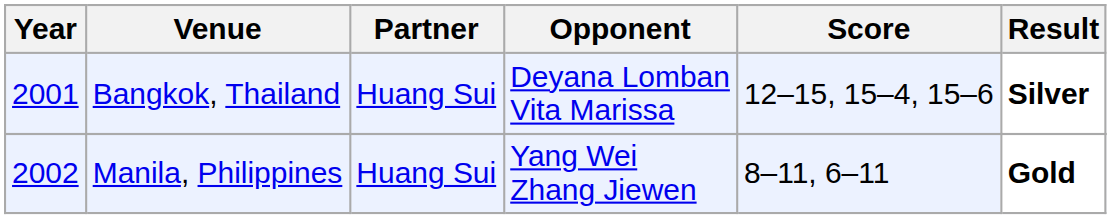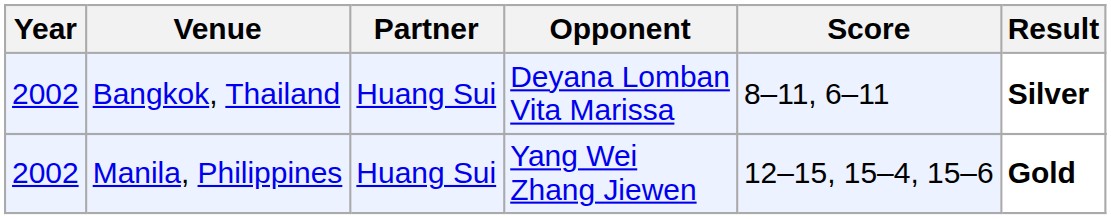(45, 93) 2001 -> (45, 93) 2002
(869, 93) 12–15, 15–4, 15–6 -> (817, 93) 8–11, 6–11
(817, 174) 8–11, 6–11 -> (869, 174) 12–15, 15–4, 15–6
